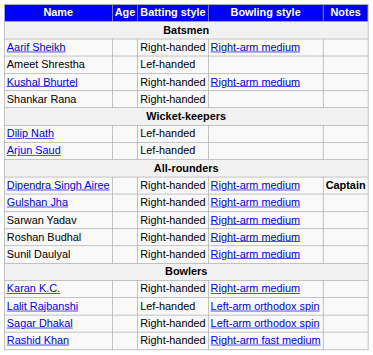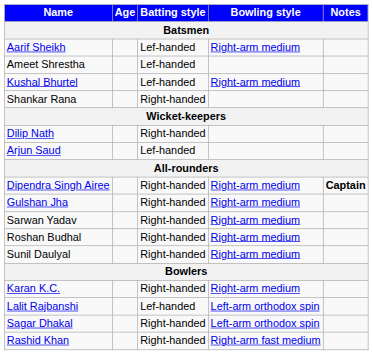(173, 47) Right-handed -> (168, 47) Lef-handed
(173, 82) Right-handed -> (168, 82) Lef-handed
(168, 133) Lef-handed -> (173, 133) Right-handed
